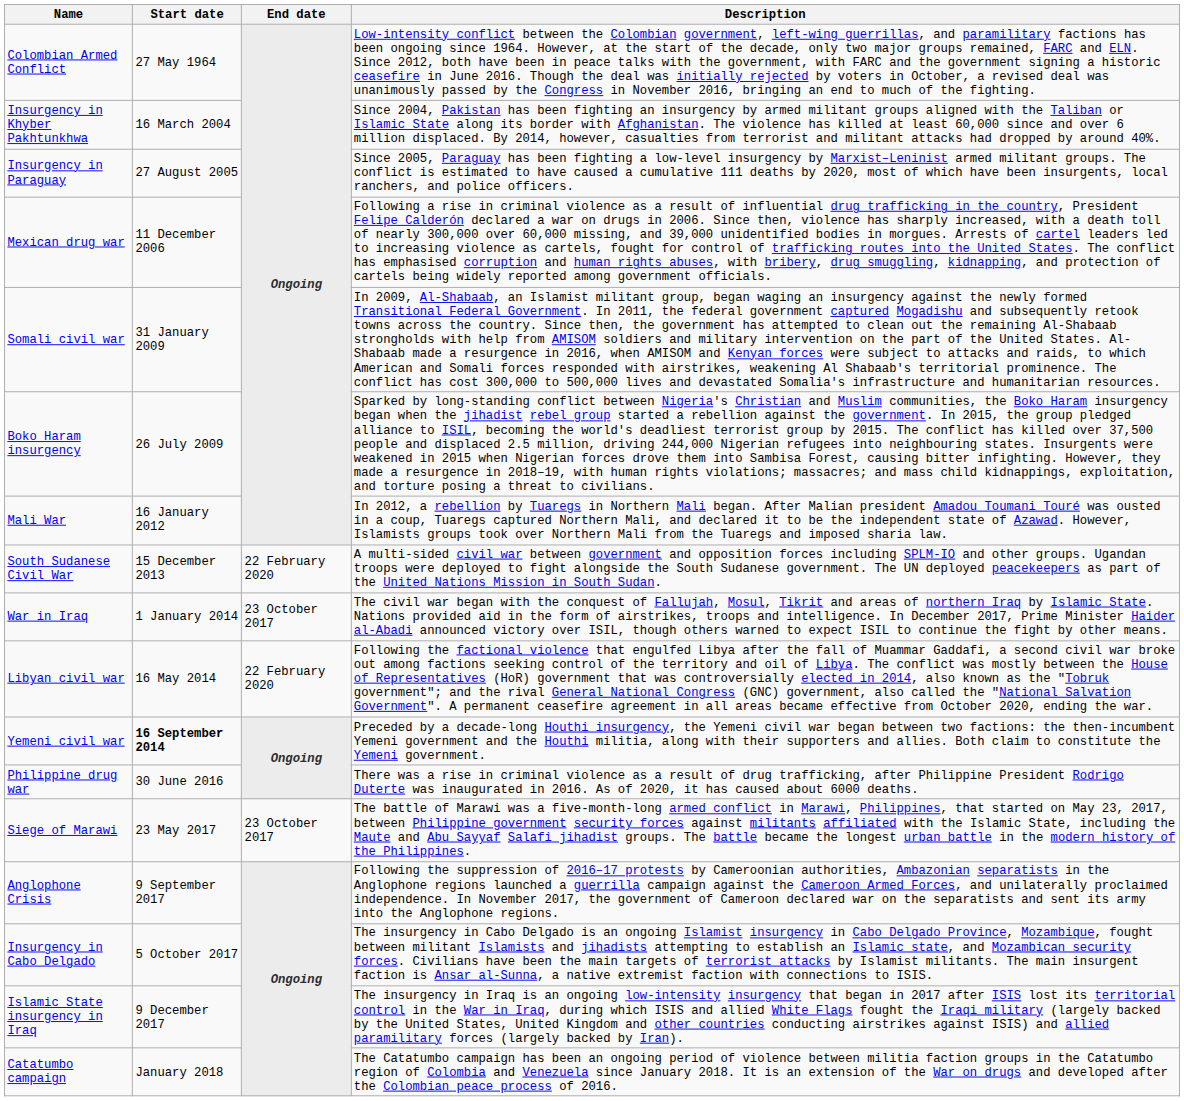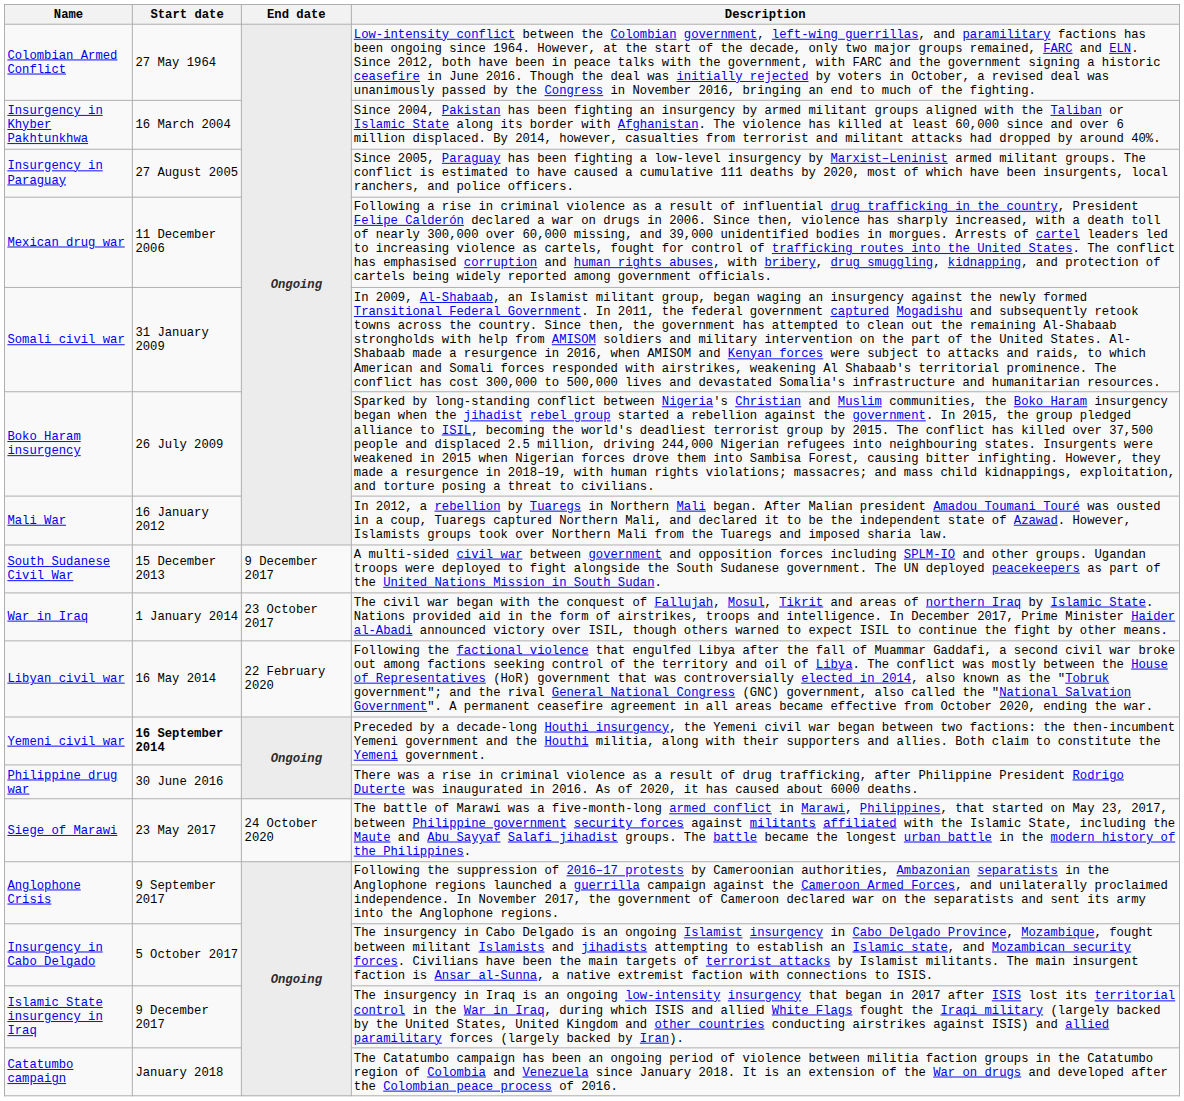(285, 569) 22 February 2020 -> (281, 569) 9 December 2017
(281, 830) 23 October 2017 -> (281, 830) 24 October 2020
